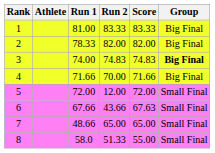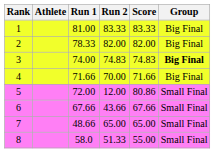(144, 92) 72.00 -> (144, 92) 80.86
(144, 108) 67.63 -> (144, 108) 67.66
